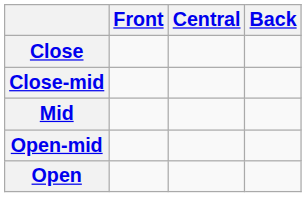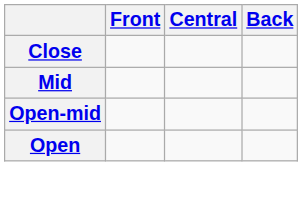- row: (57, 82)
